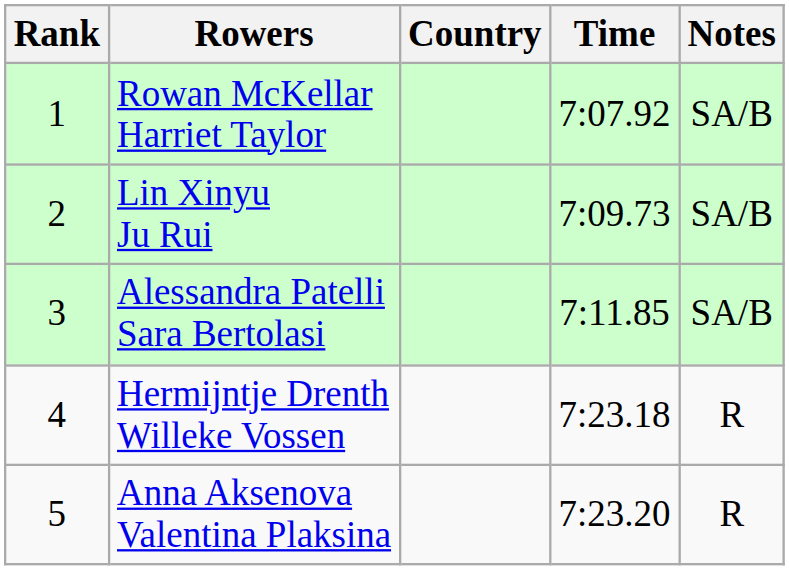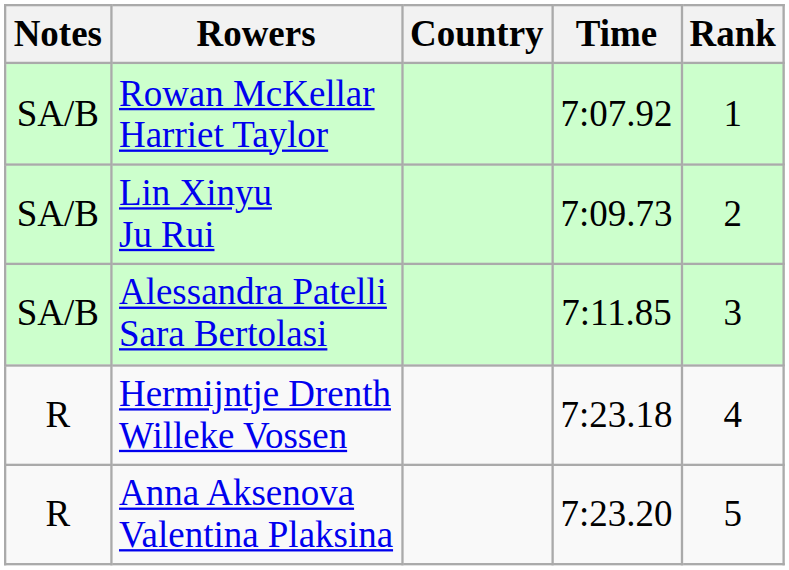columns swapped: (57, 33) <-> (732, 33)
